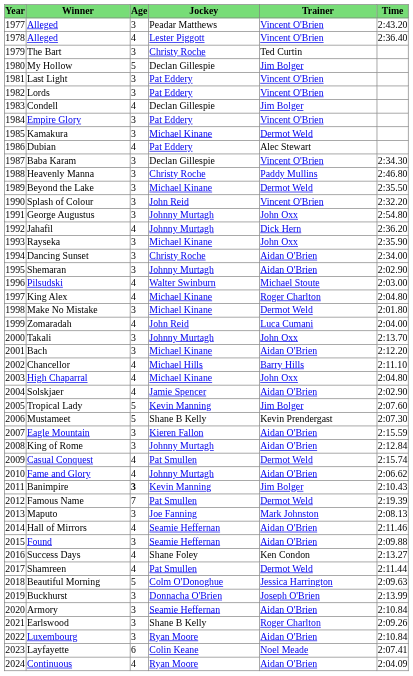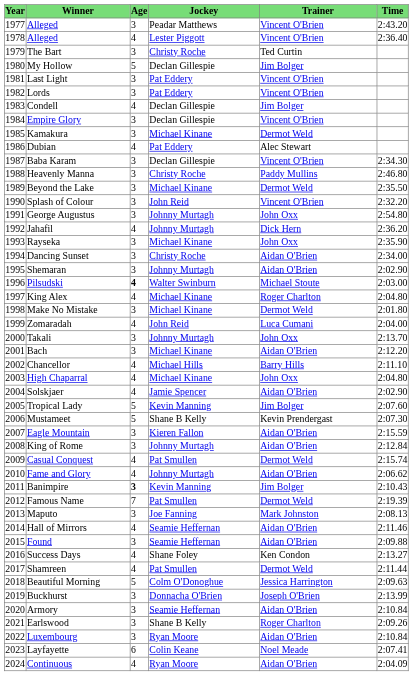(171, 120) Pat Eddery -> (182, 120) Declan Gillespie
(133, 283) normal -> (133, 283) bold
